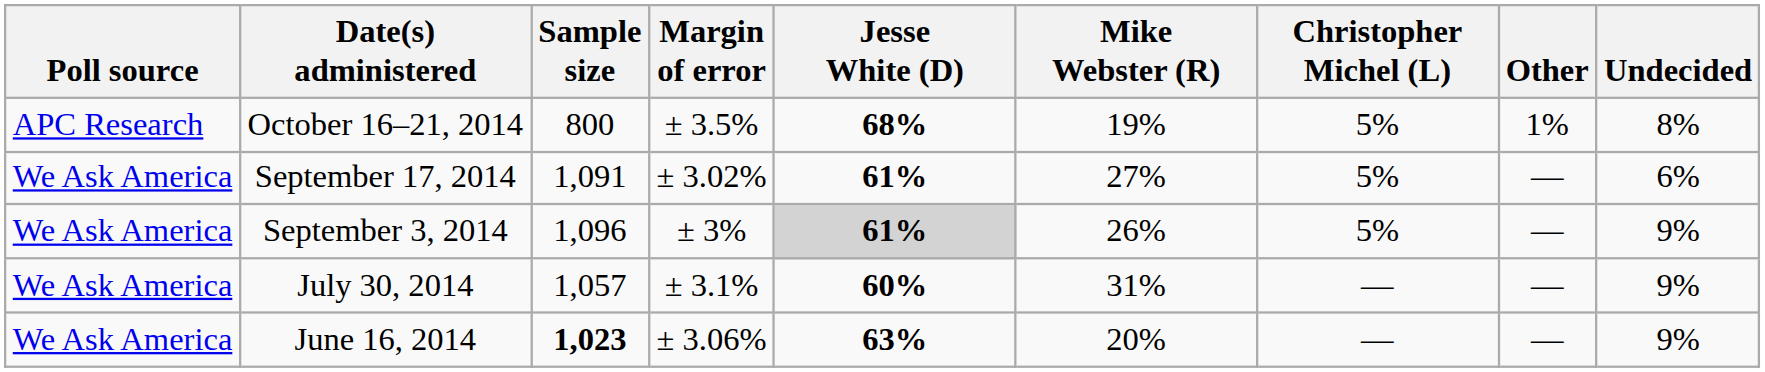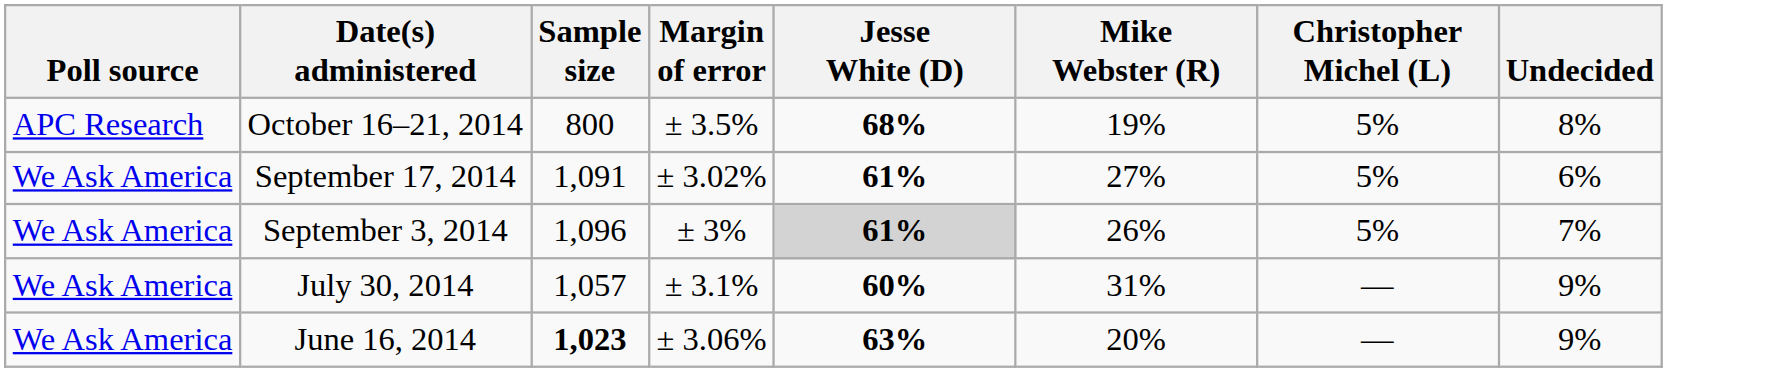- column: (1547, 70)
(1678, 231) 9% -> (1580, 231) 7%
